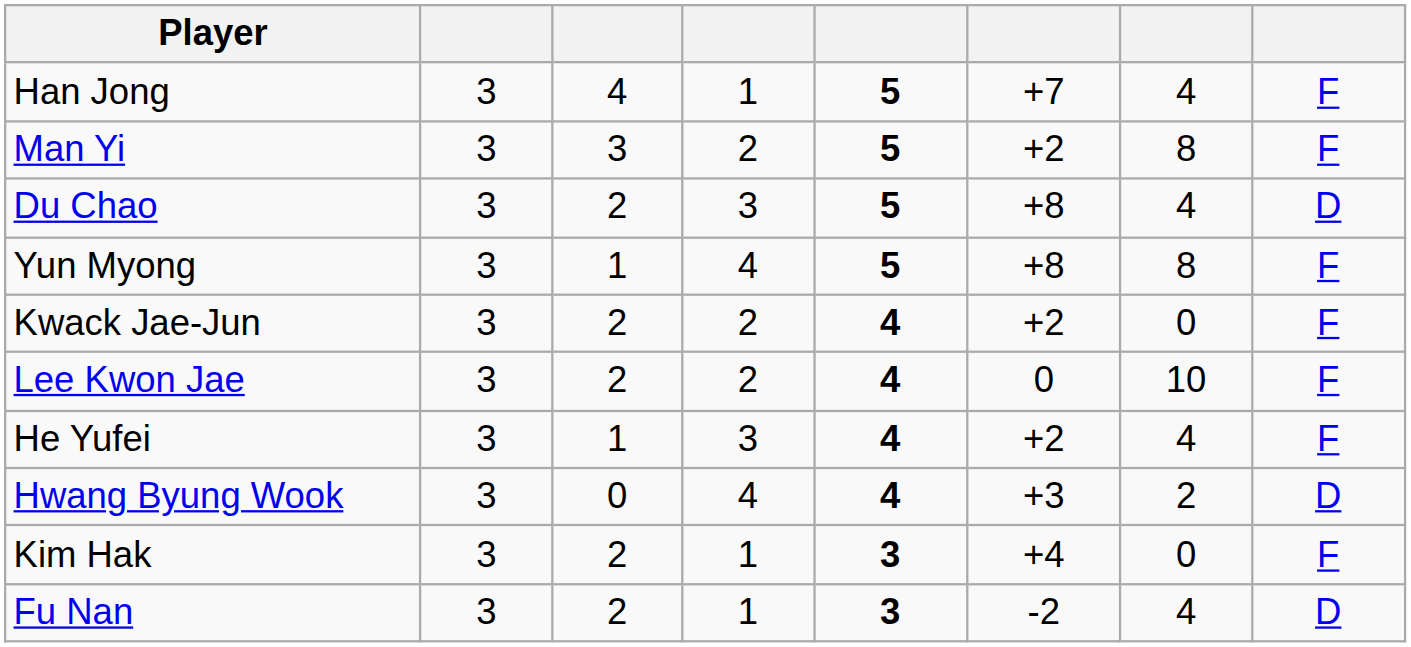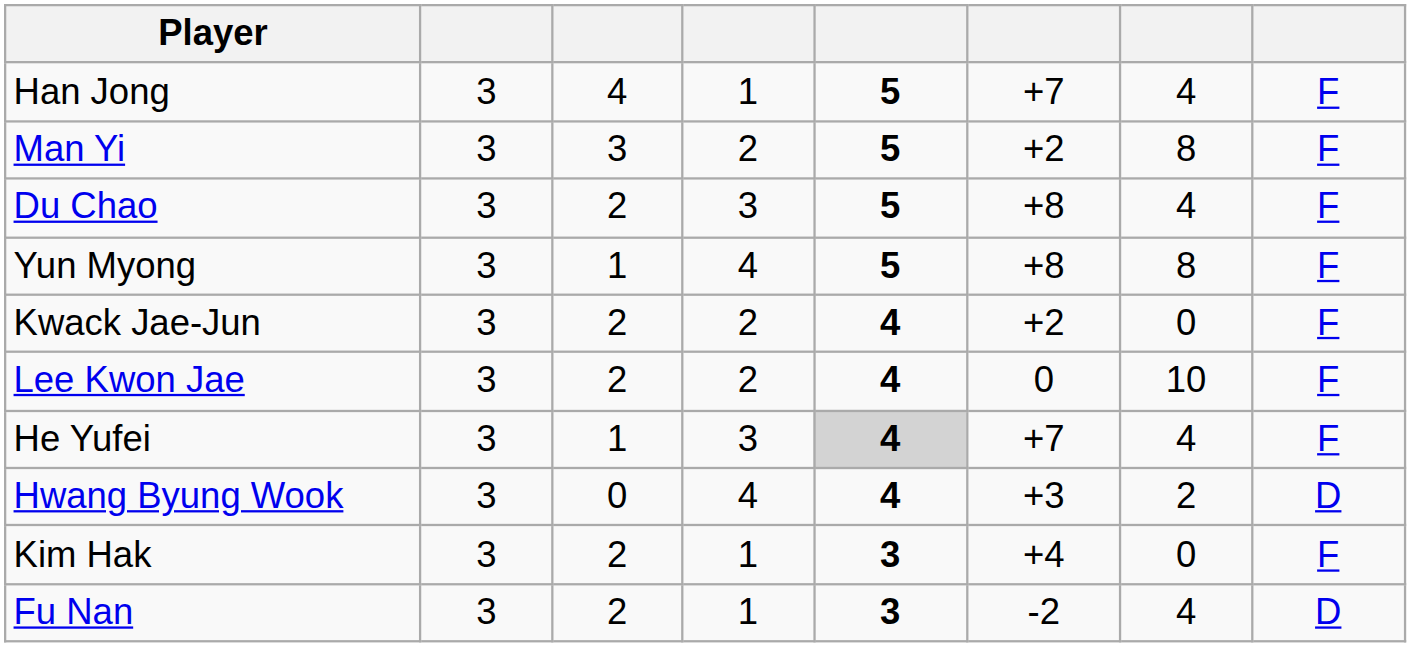(1328, 206) D -> (1328, 206) F
(890, 438) no background -> (890, 438) lightgrey background
(1044, 438) +2 -> (1044, 438) +7
